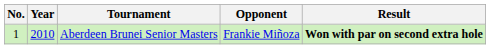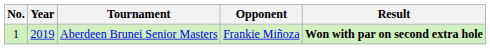(42, 34) 2010 -> (42, 34) 2019
